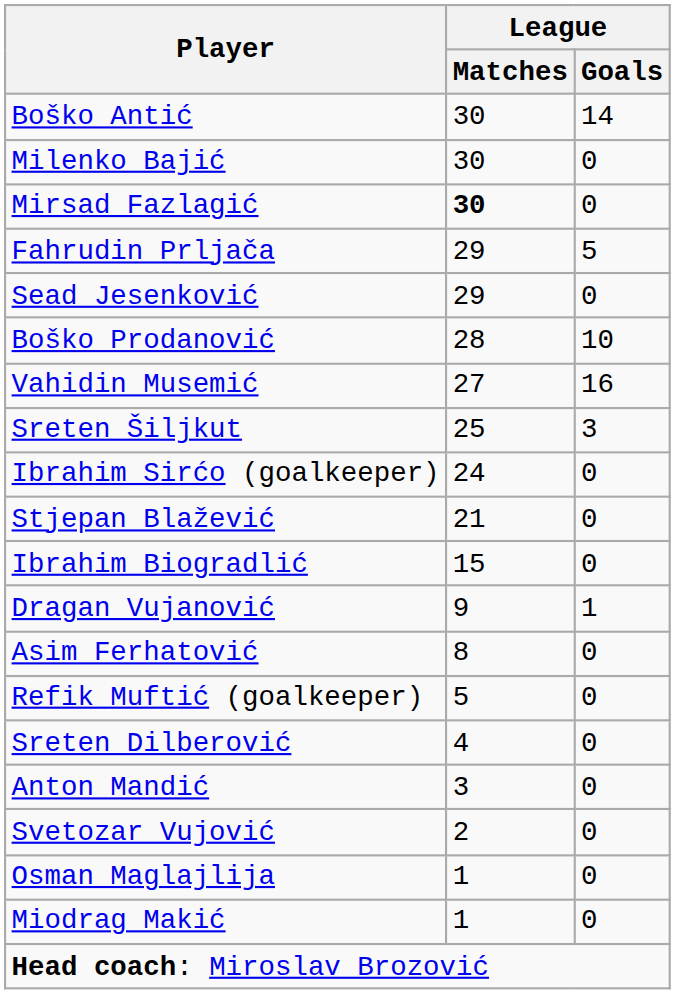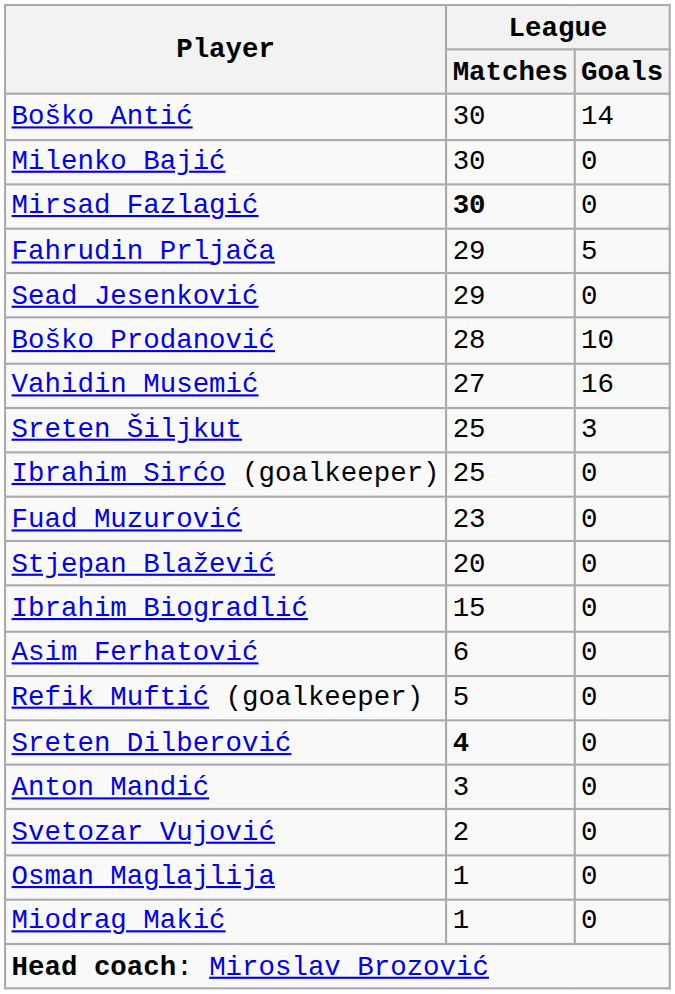(469, 474) 24 -> (469, 474) 25
+ row: (127, 519)
(469, 519) 21 -> (469, 564) 20
- row: (143, 609)
(461, 653) 8 -> (461, 653) 6
(461, 743) normal -> (461, 743) bold
